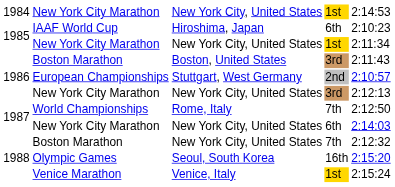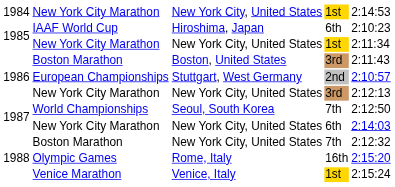(202, 109) Rome, Italy -> (223, 109) Seoul, South Korea
(223, 158) Seoul, South Korea -> (202, 158) Rome, Italy
